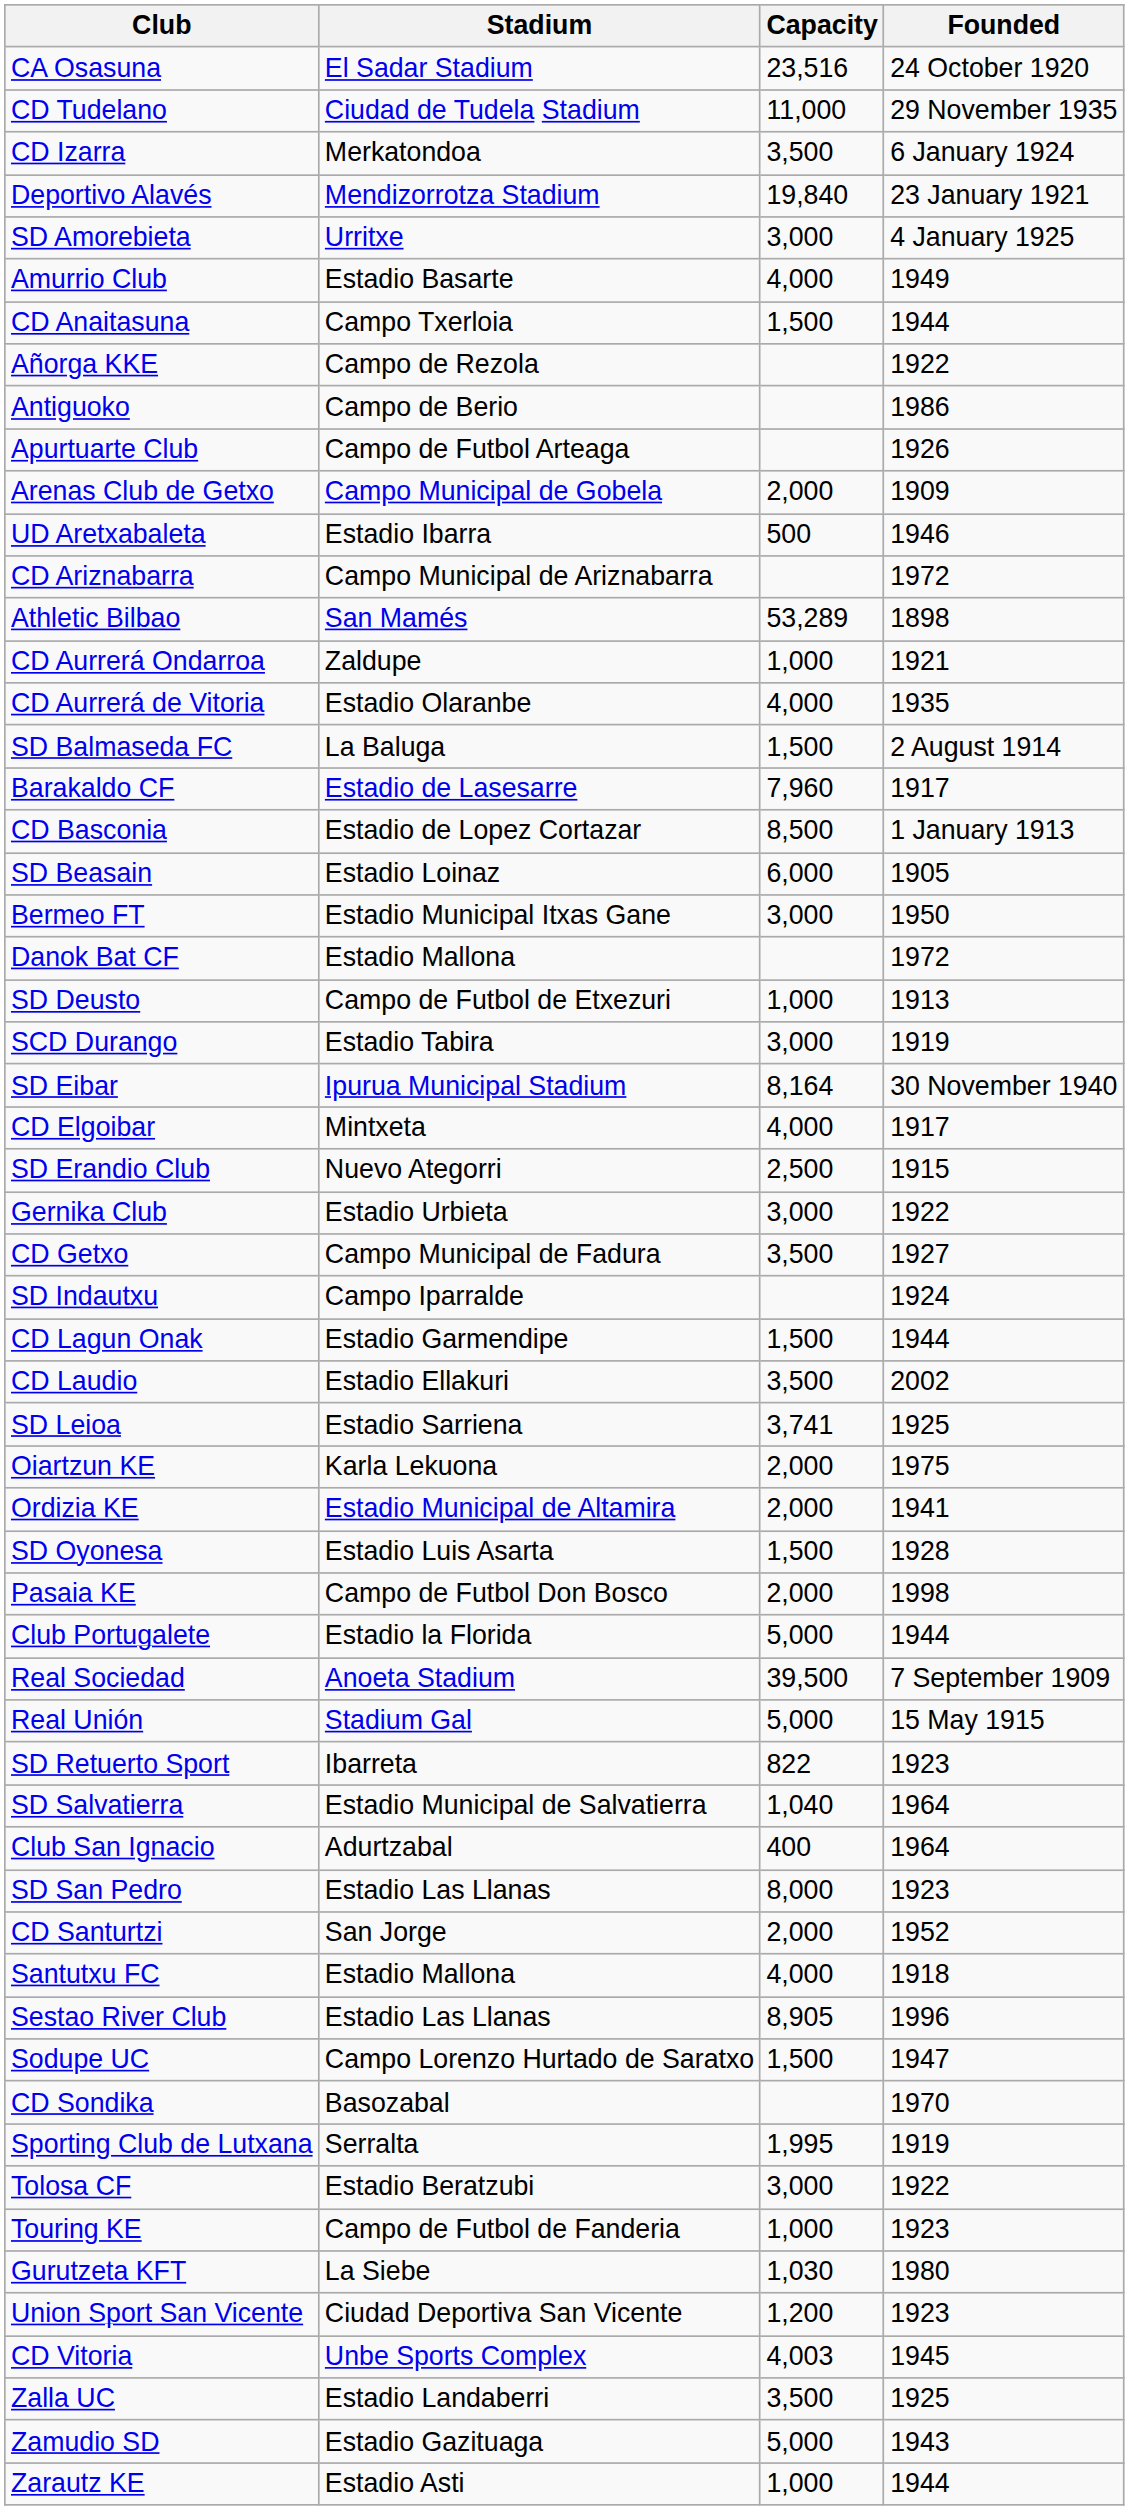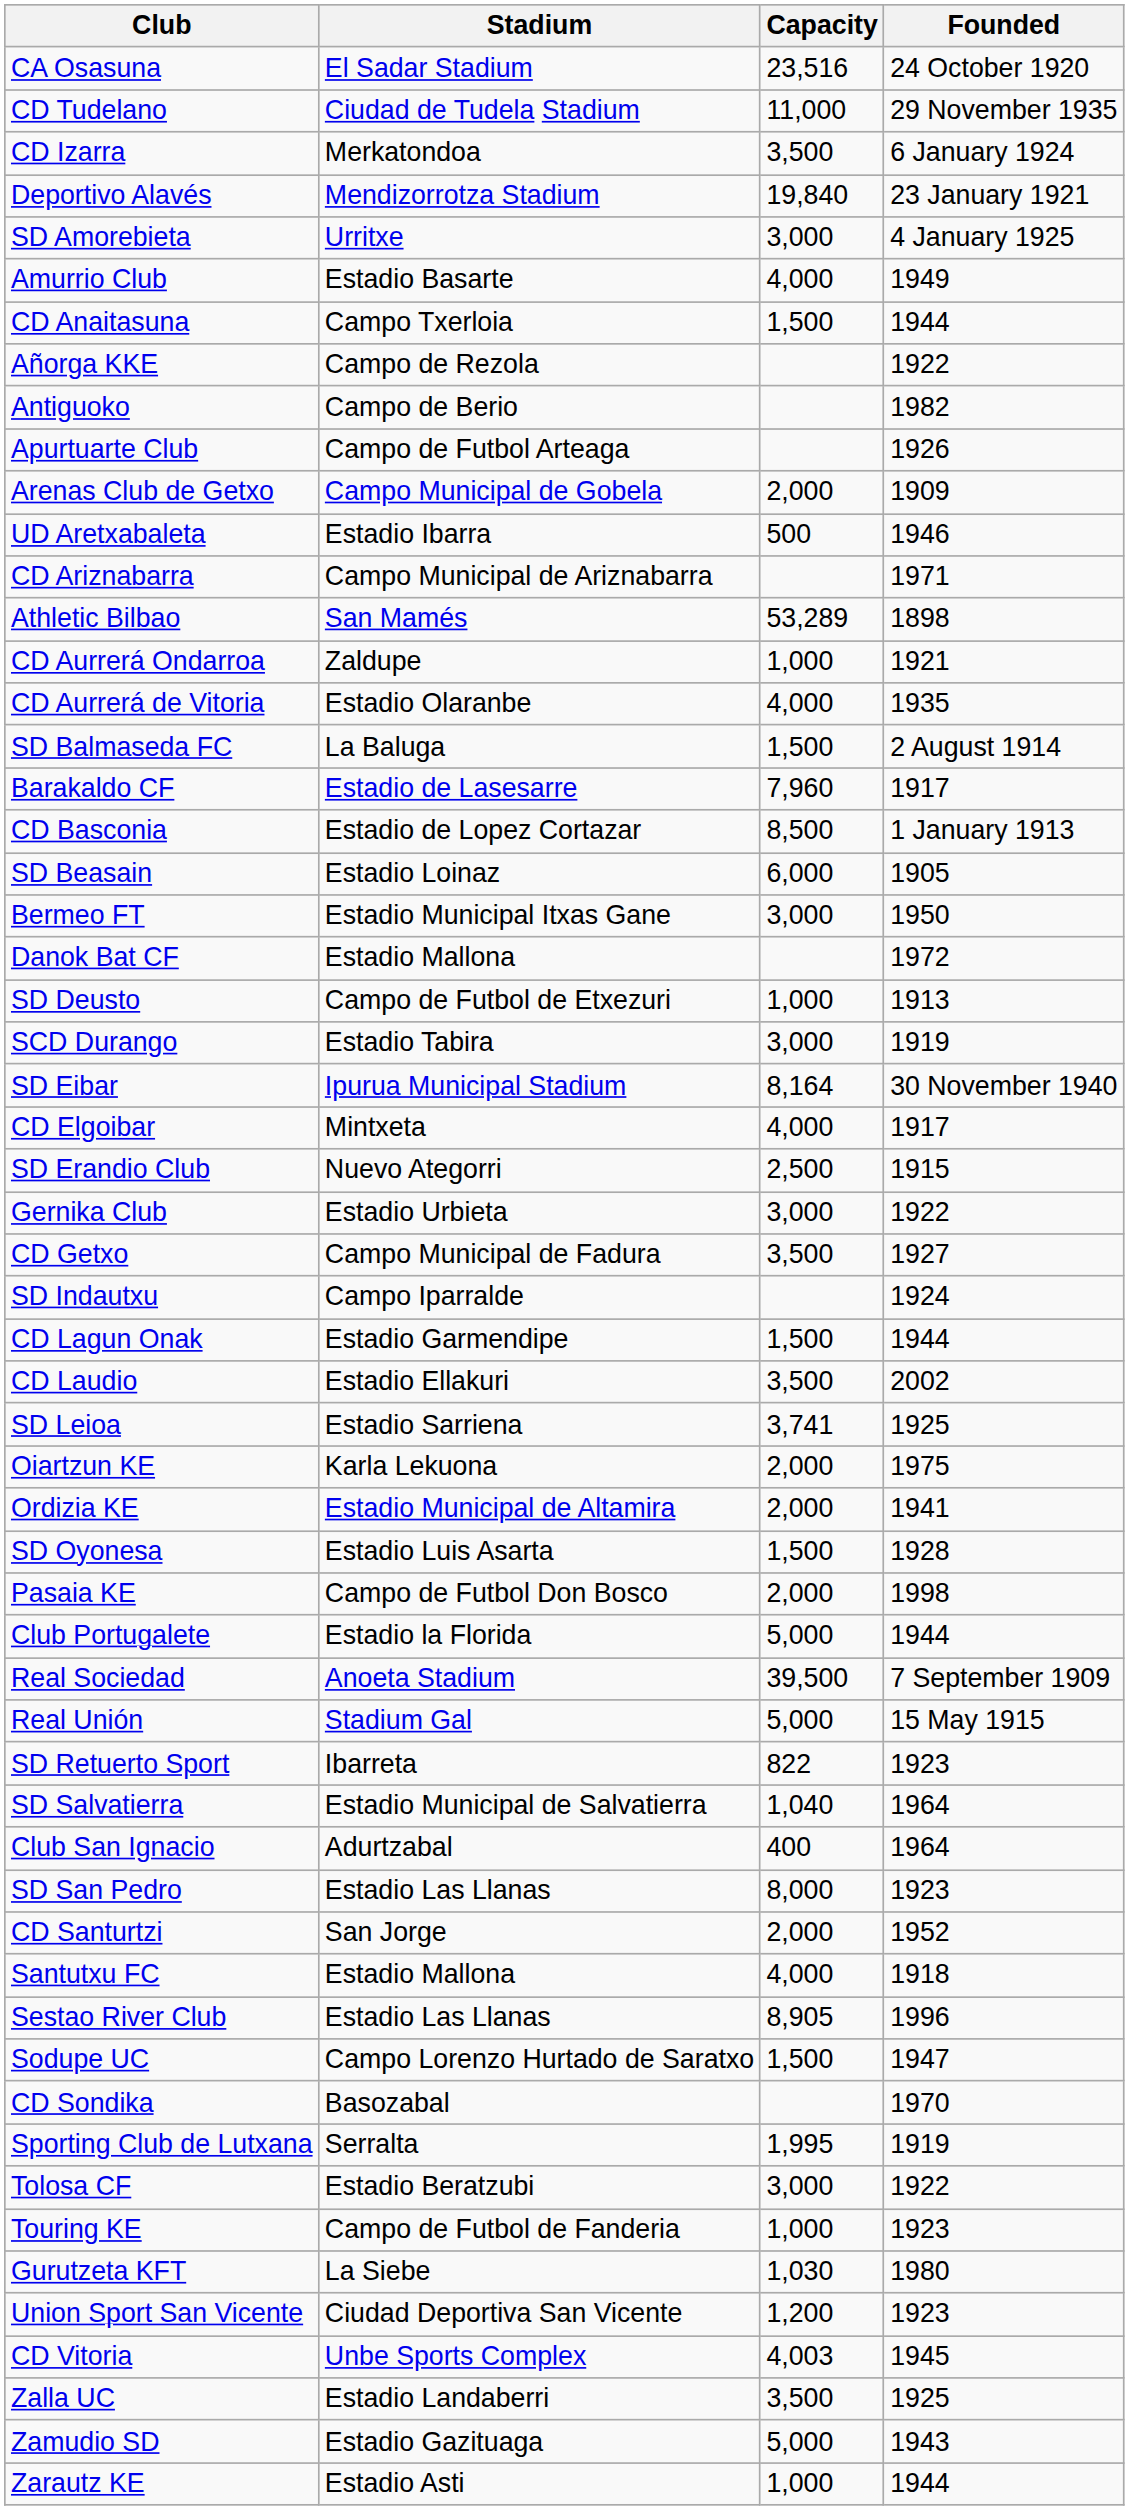(920, 407) 1986 -> (920, 407) 1982
(920, 576) 1972 -> (920, 576) 1971
